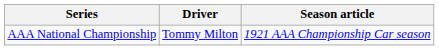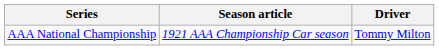columns swapped: (200, 14) <-> (337, 14)
